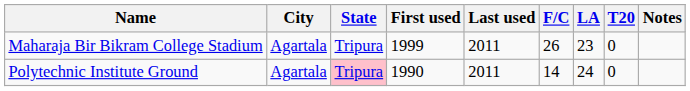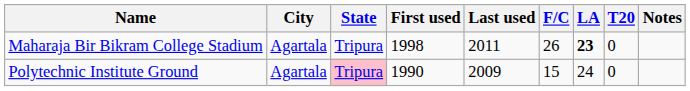(407, 45) 1999 -> (407, 45) 1998
(585, 45) normal -> (585, 45) bold
(484, 72) 2011 -> (485, 72) 2009
(551, 72) 14 -> (551, 72) 15
